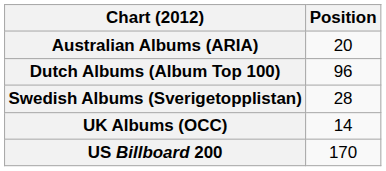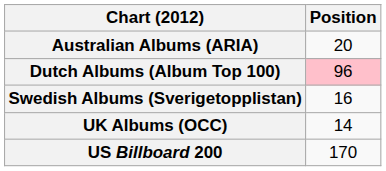(343, 71) no background -> (343, 71) pink background
(343, 98) 28 -> (343, 98) 16
